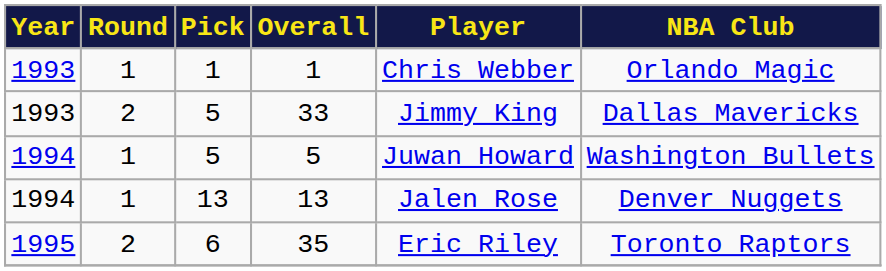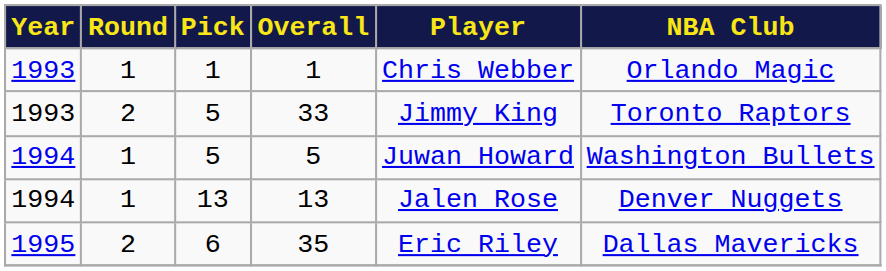(731, 114) Dallas Mavericks -> (731, 114) Toronto Raptors
(731, 244) Toronto Raptors -> (731, 244) Dallas Mavericks
